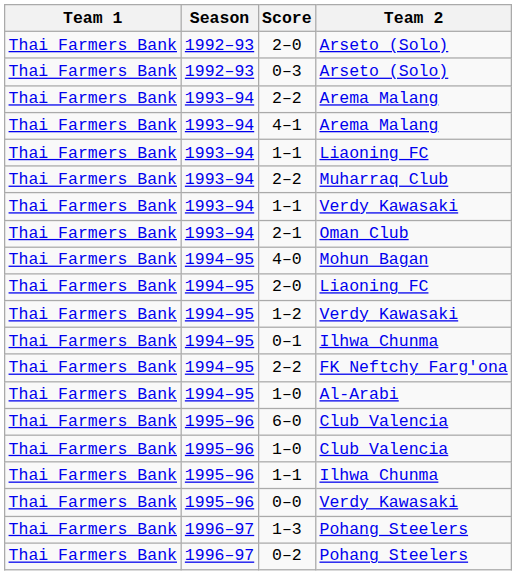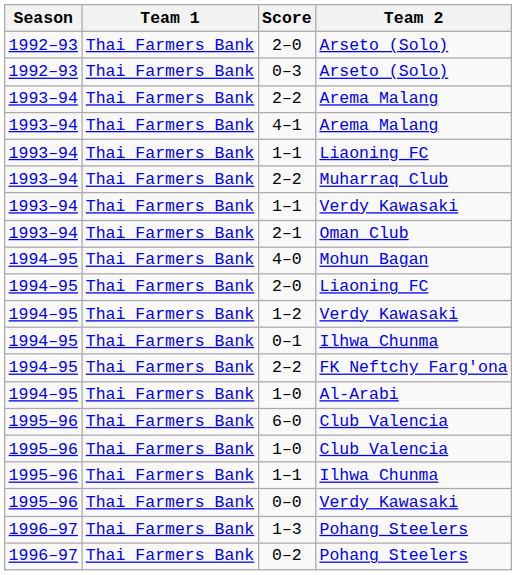columns swapped: (220, 18) <-> (93, 18)
